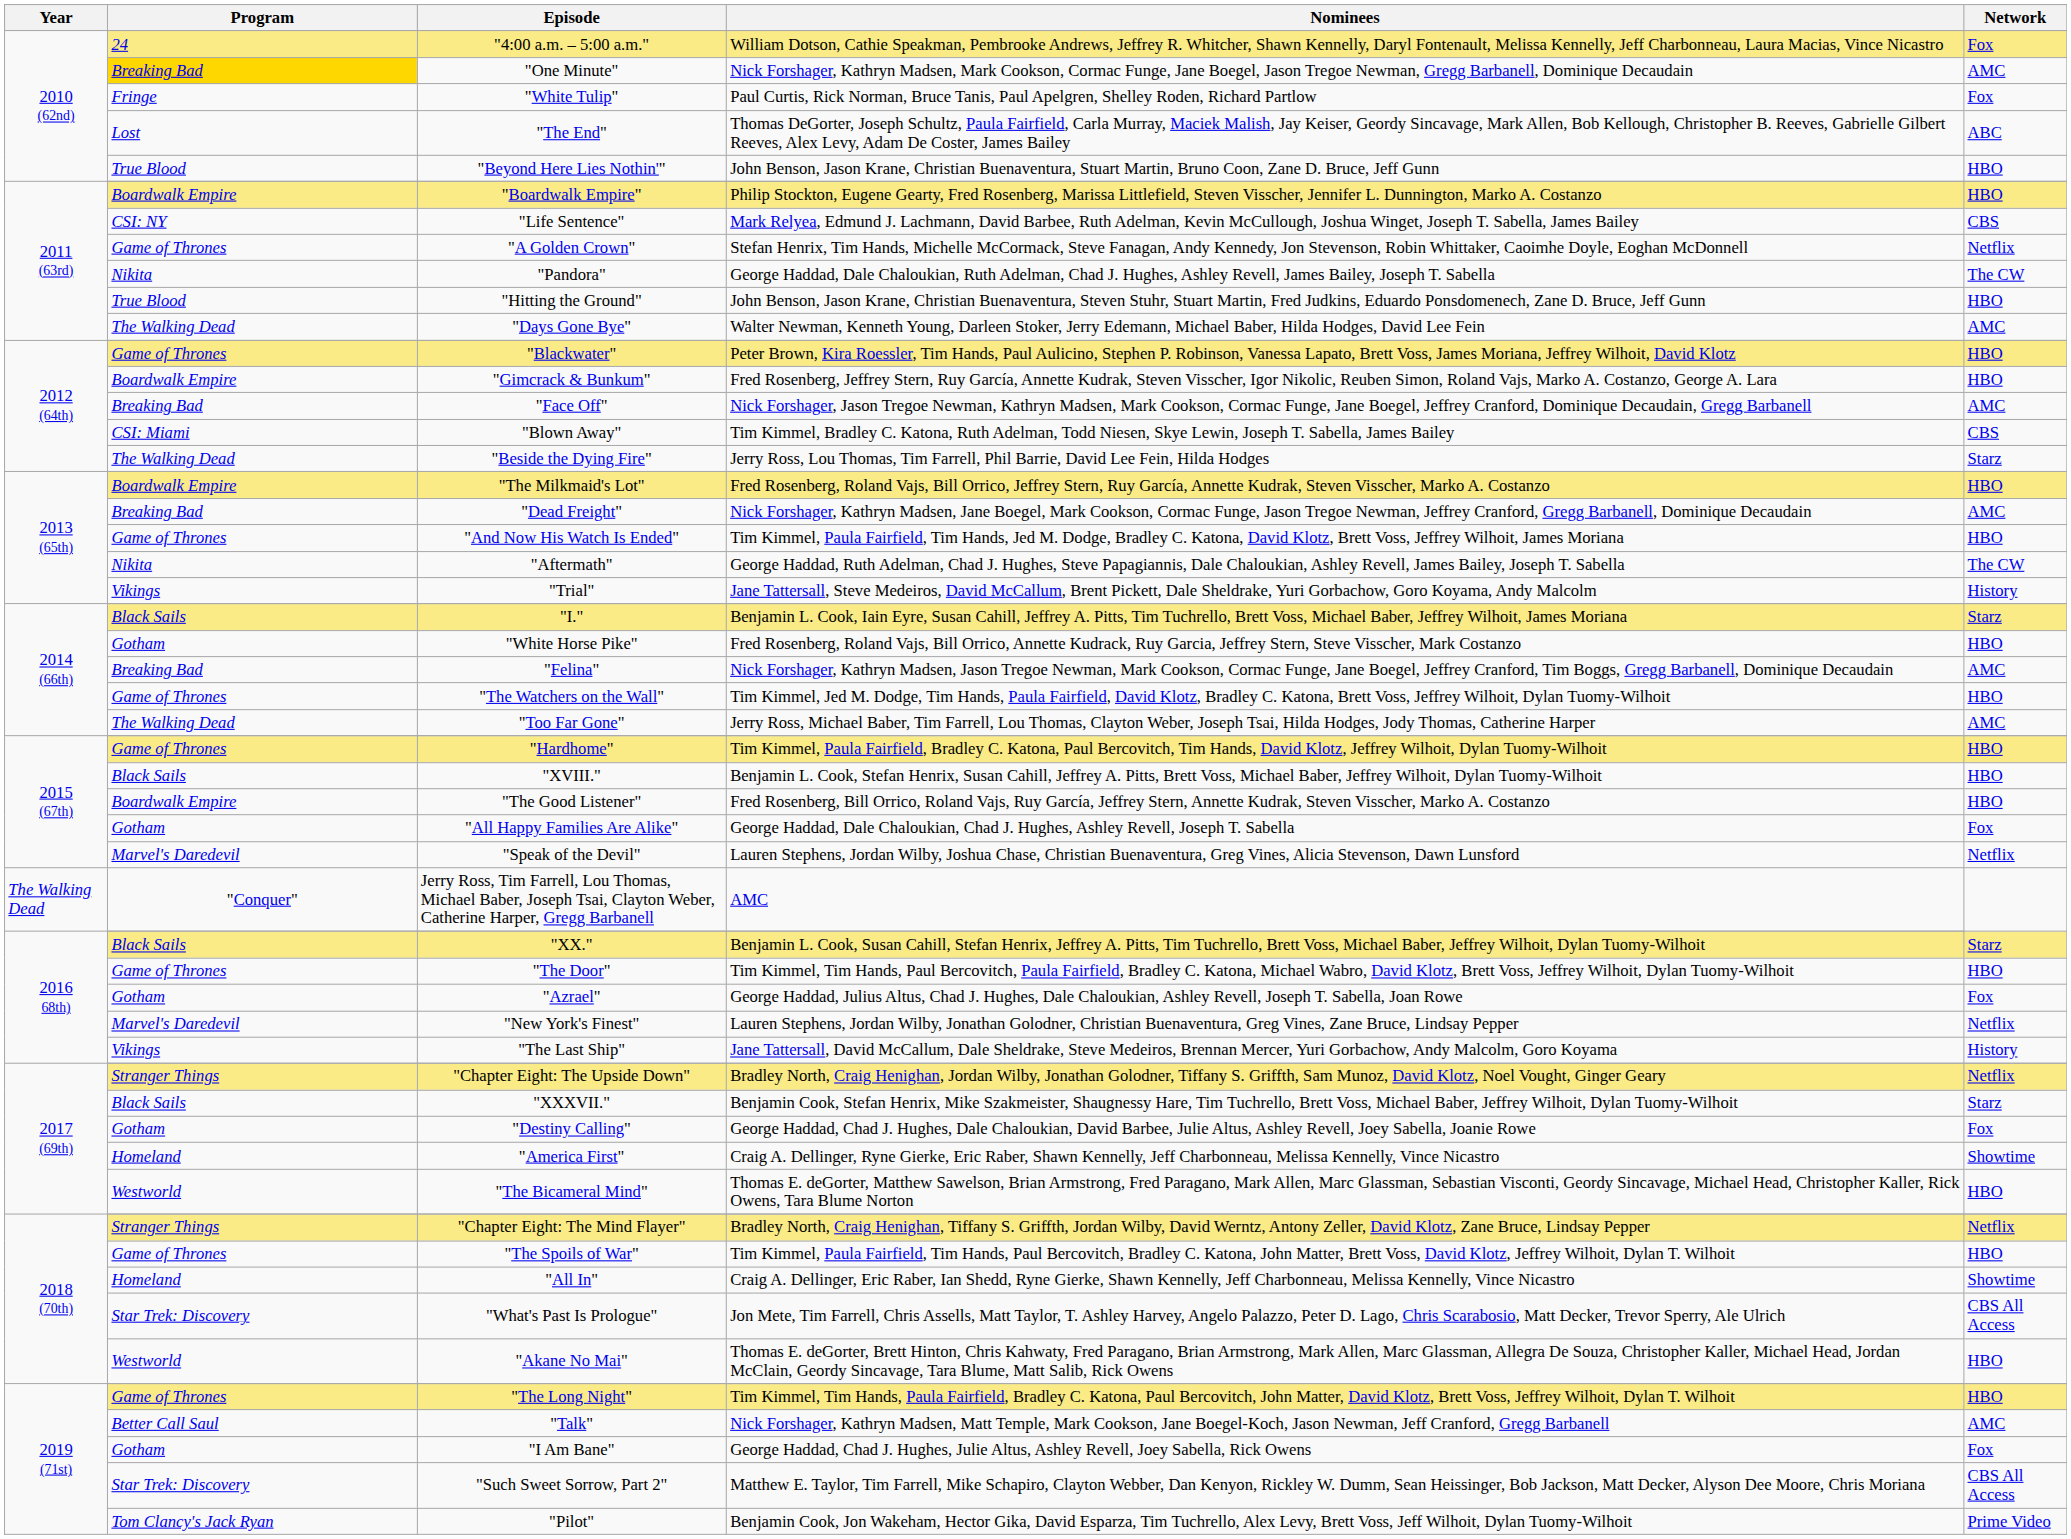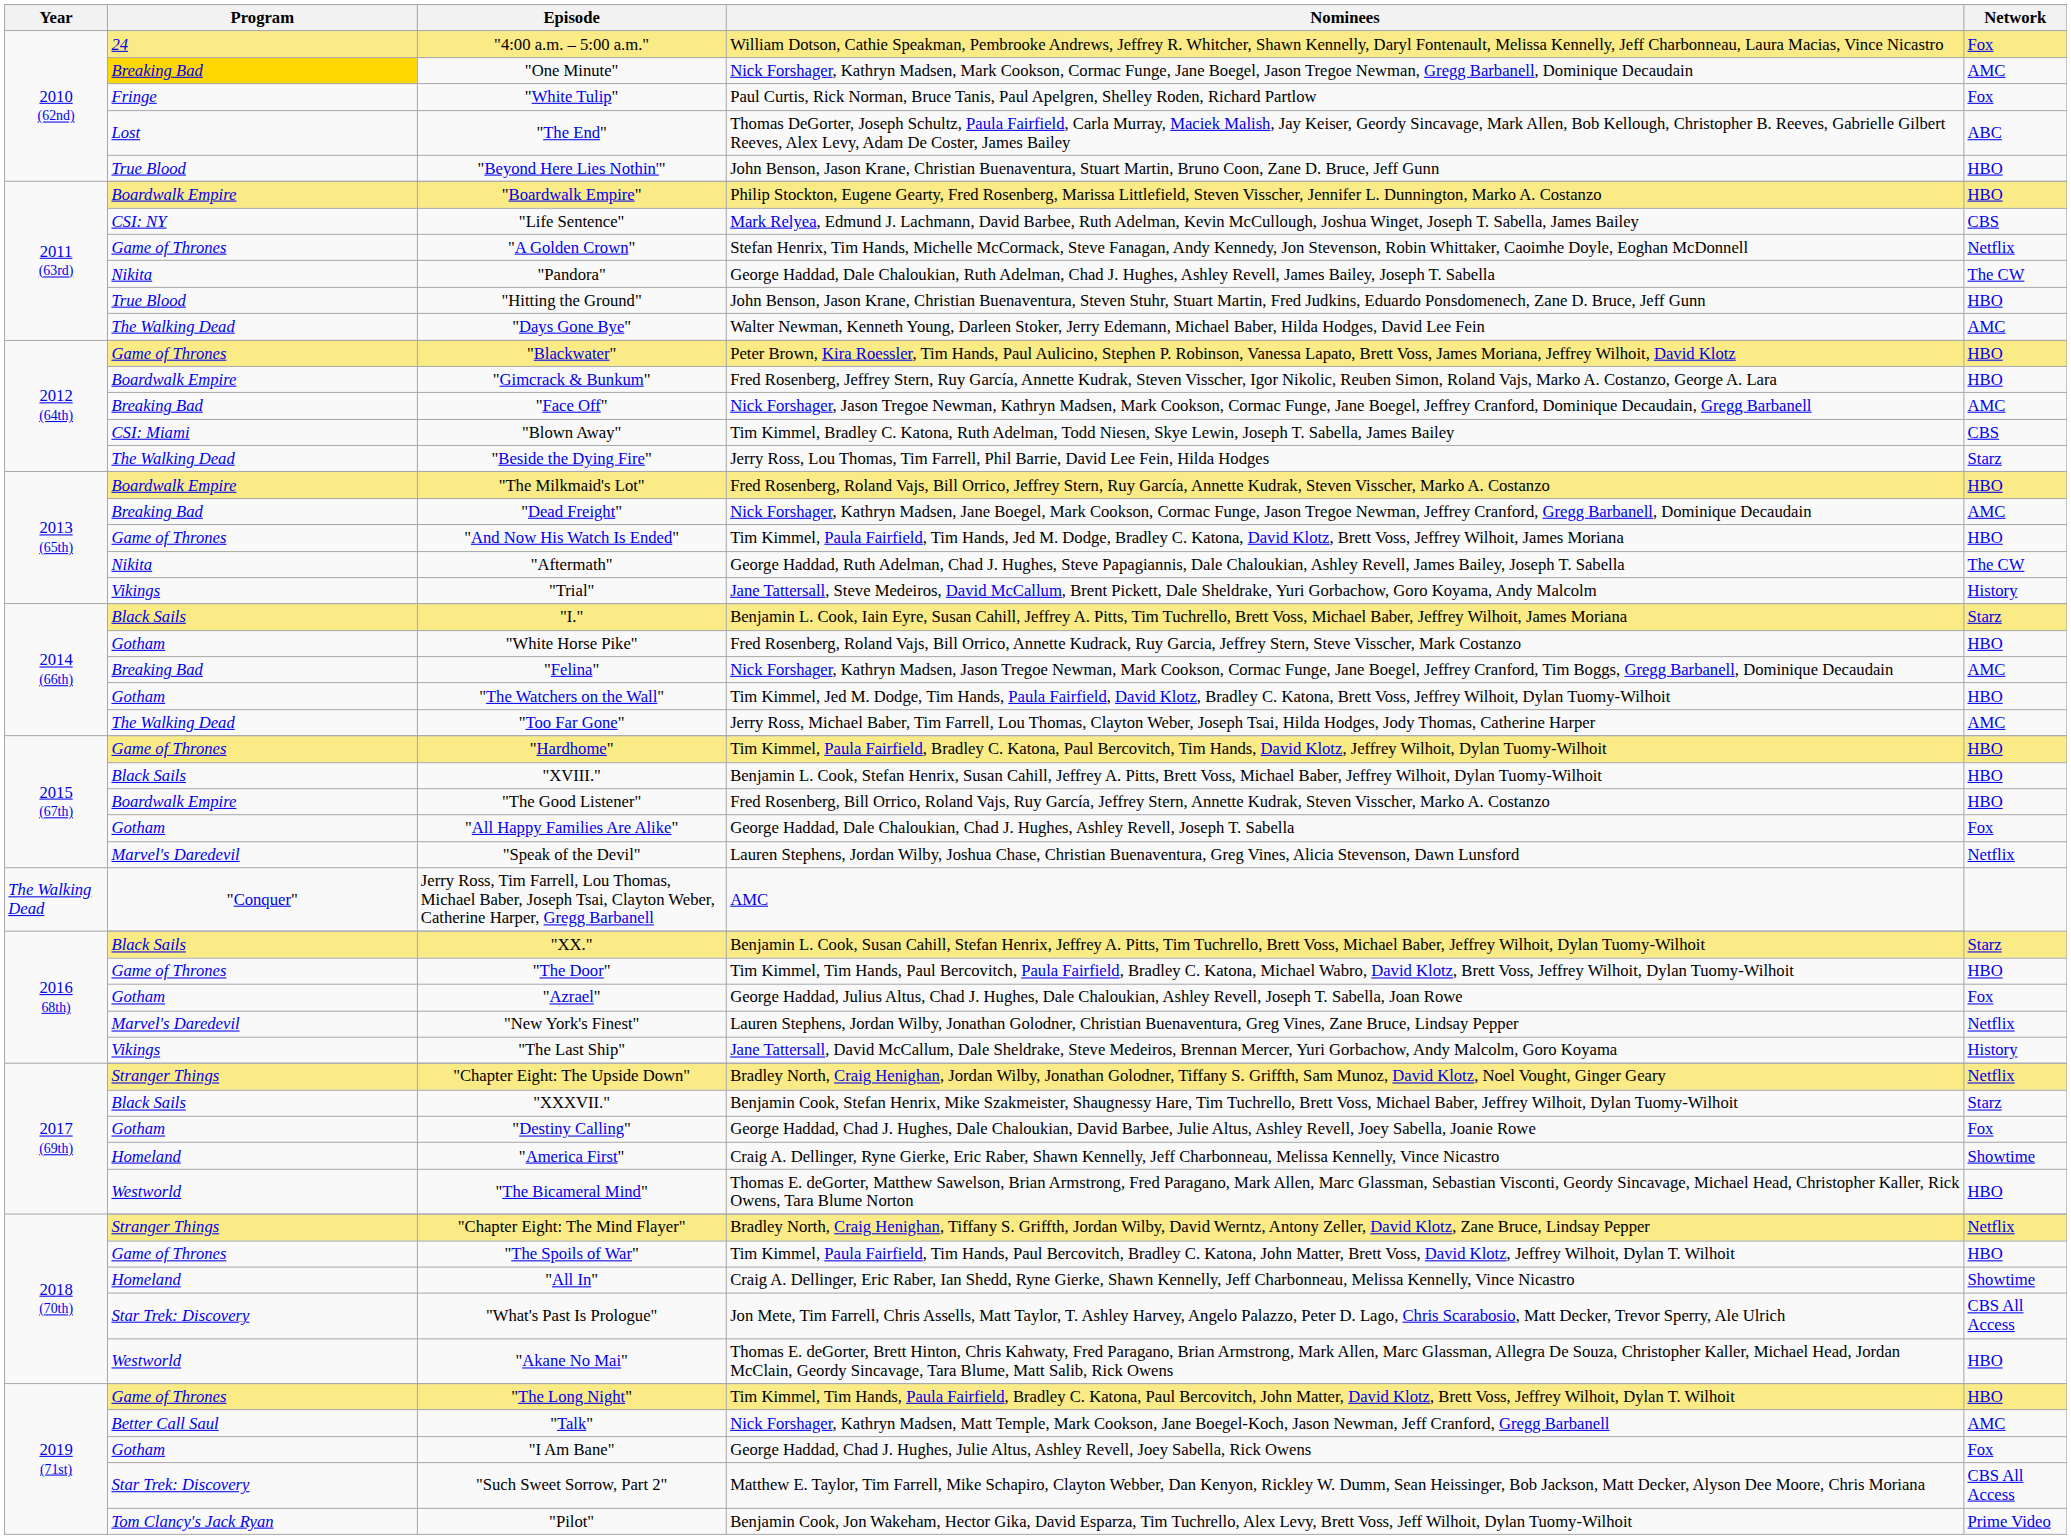(169, 696) Game of Thrones -> (138, 696) Gotham
